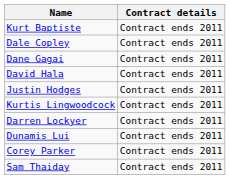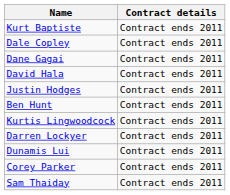+ row: (29, 105)
